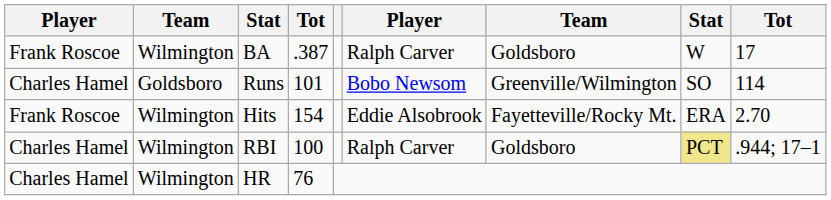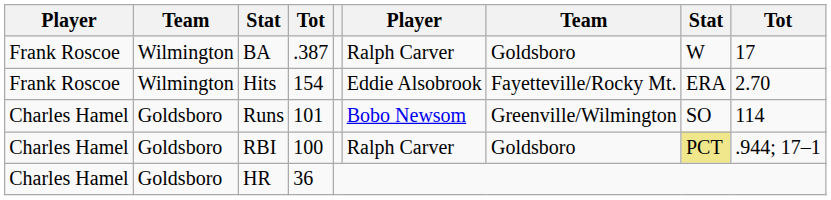rows swapped: (264, 83) <-> (260, 115)
(186, 147) Wilmington -> (180, 147) Goldsboro
(186, 178) Wilmington -> (180, 178) Goldsboro
(303, 178) 76 -> (303, 178) 36
